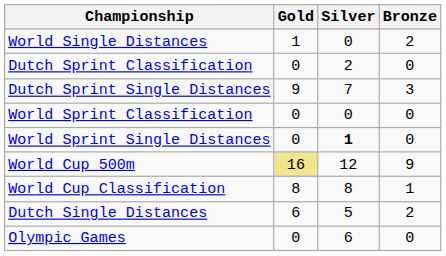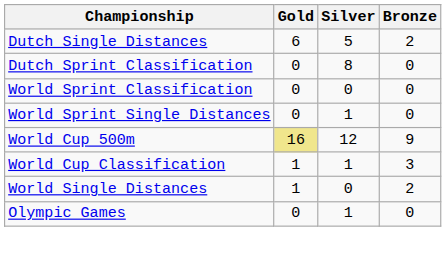rows swapped: (108, 213) <-> (108, 41)
(348, 66) 2 -> (348, 66) 8
- row: (139, 91)
(348, 140) bold -> (348, 115) normal
(296, 189) 8 -> (296, 164) 1
(348, 189) 8 -> (348, 164) 1
(410, 189) 1 -> (410, 164) 3
(348, 238) 6 -> (348, 213) 1
